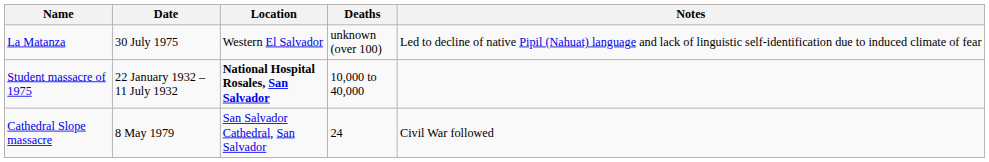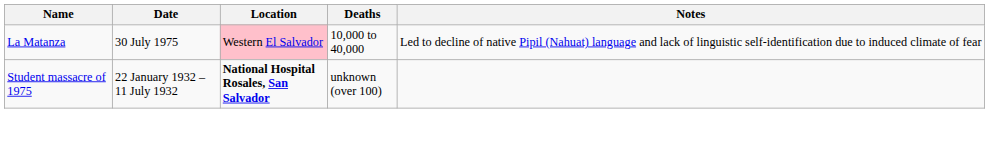(273, 42) no background -> (273, 42) pink background
(356, 42) unknown (over 100) -> (354, 42) 10,000 to 40,000
(354, 84) 10,000 to 40,000 -> (356, 84) unknown (over 100)
- row: (47, 133)
